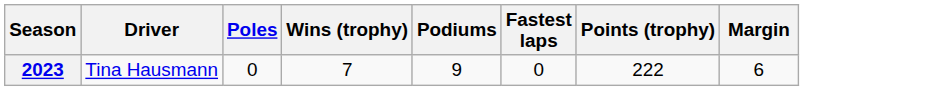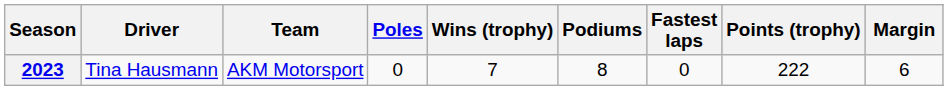+ column: (295, 30)
(457, 70) 9 -> (602, 70) 8
